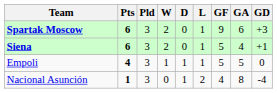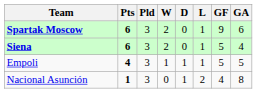- column: (262, 12)
